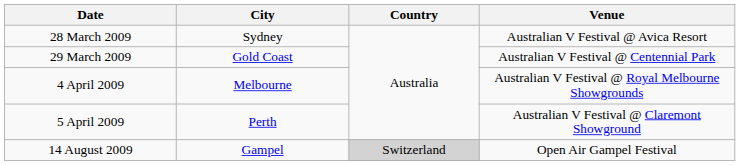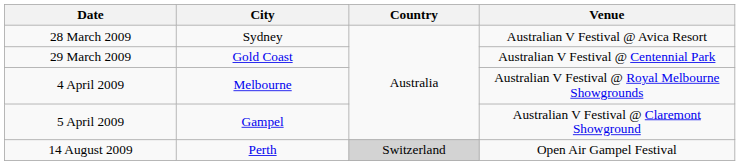(263, 121) Perth -> (263, 121) Gampel
(263, 150) Gampel -> (263, 150) Perth
